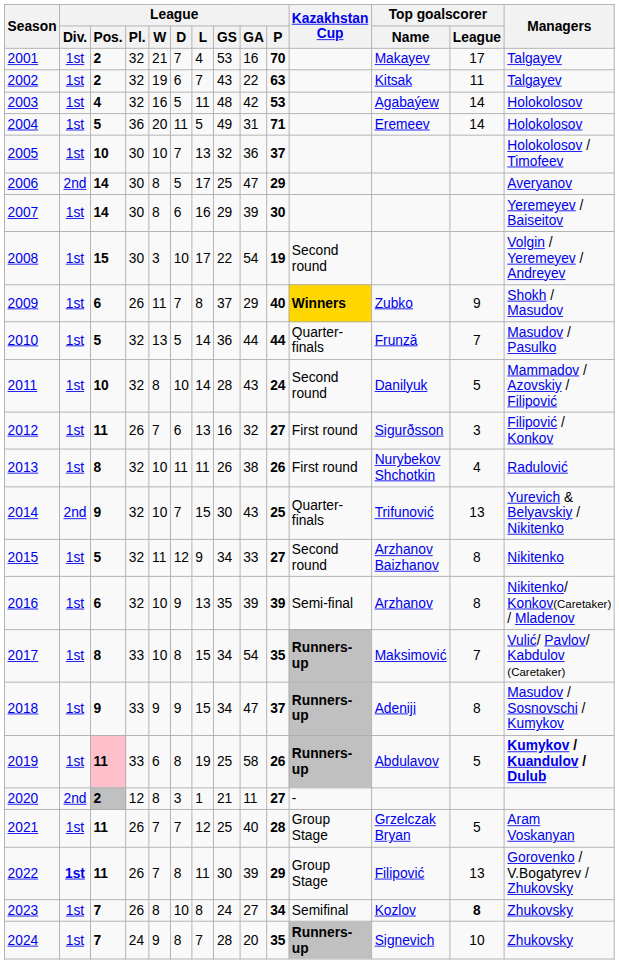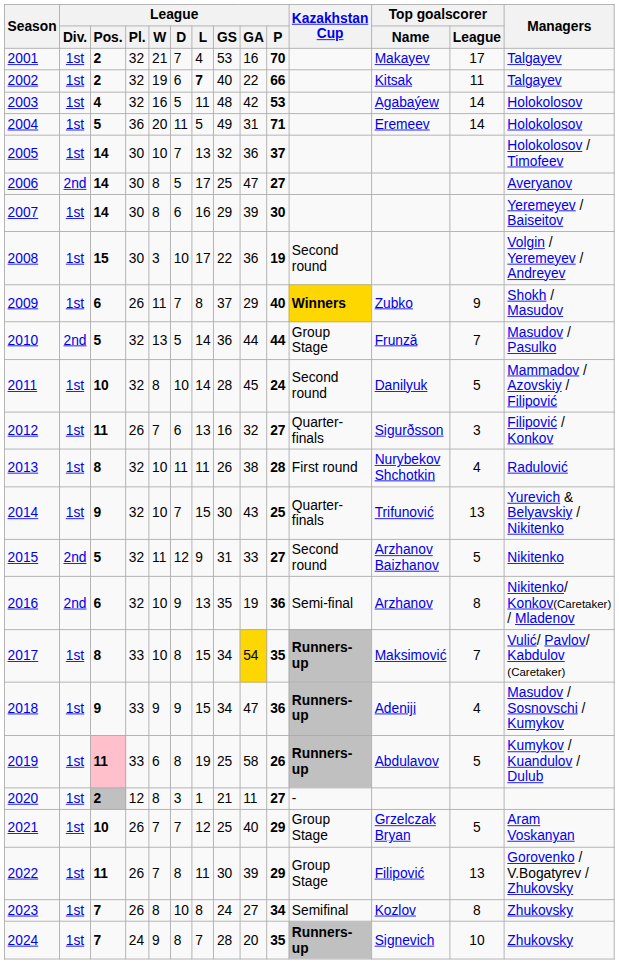(199, 80) normal -> (199, 80) bold
(225, 80) 43 -> (225, 80) 40
(278, 80) 63 -> (278, 80) 66
(101, 154) 10 -> (101, 154) 14
(278, 183) 29 -> (278, 183) 27
(251, 258) 54 -> (251, 258) 36
(75, 340) 1st -> (75, 340) 2nd
(317, 340) Quarter-finals -> (311, 340) Group Stage
(251, 385) 43 -> (251, 385) 45
(325, 430) First round -> (317, 430) Quarter-finals
(278, 467) 26 -> (278, 467) 28
(75, 513) 2nd -> (75, 513) 1st
(75, 558) 1st -> (75, 558) 2nd
(225, 558) 34 -> (225, 558) 31
(477, 558) 8 -> (477, 558) 5
(75, 603) 1st -> (75, 603) 2nd
(251, 603) 39 -> (251, 603) 19
(278, 603) 39 -> (278, 603) 36
(251, 655) no background -> (251, 655) gold background
(278, 708) 37 -> (278, 708) 36
(477, 708) 8 -> (477, 708) 4
(547, 761) bold -> (544, 761) normal
(75, 798) 2nd -> (75, 798) 1st
(101, 828) 11 -> (101, 828) 10
(278, 828) 28 -> (278, 828) 29
(75, 873) bold -> (75, 873) normal
(477, 910) bold -> (477, 910) normal
